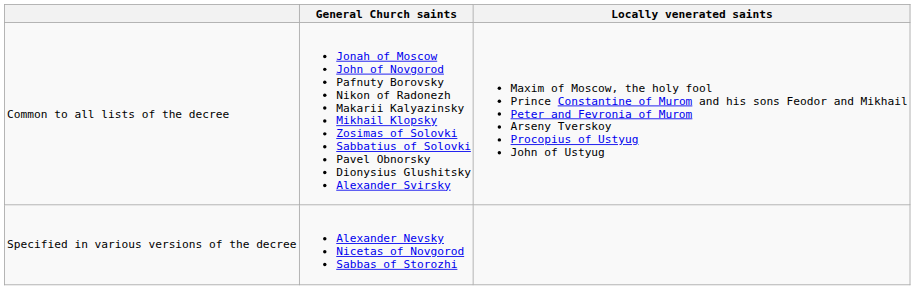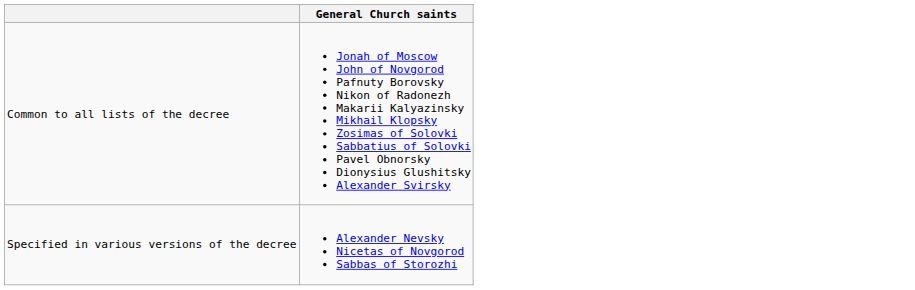- column: (692, 14)
